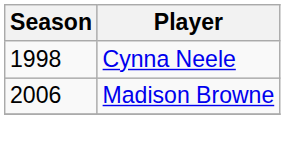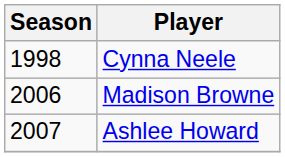+ row: (181, 132)
